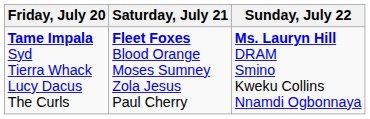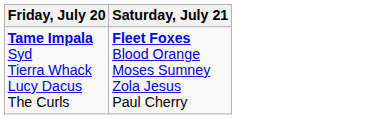- column: (298, 15)
